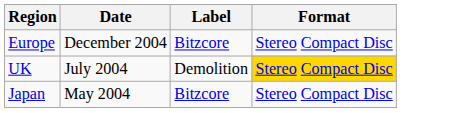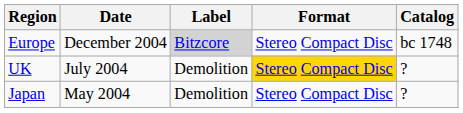+ column: (427, 17)
(202, 42) no background -> (202, 42) lightgrey background
(202, 94) Bitzcore -> (211, 94) Demolition
